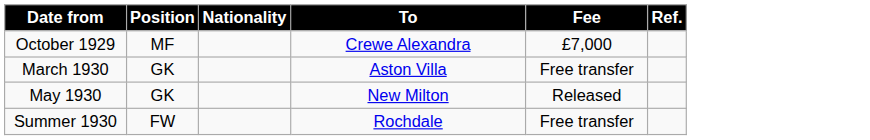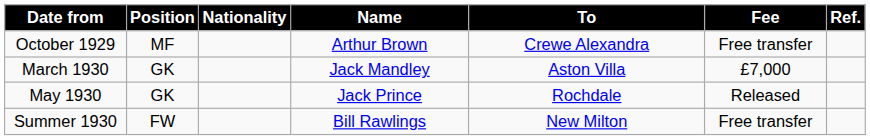+ column: (380, 18)
(587, 44) £7,000 -> (765, 44) Free transfer
(587, 70) Free transfer -> (765, 70) £7,000
(408, 96) New Milton -> (587, 96) Rochdale
(408, 122) Rochdale -> (587, 122) New Milton
